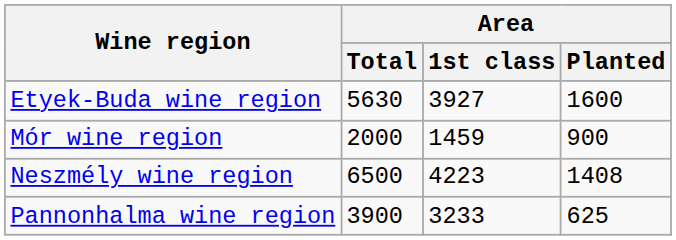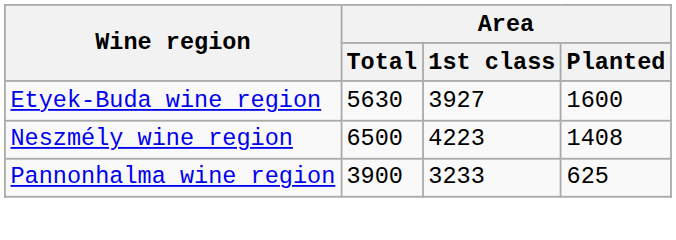- row: (116, 139)
